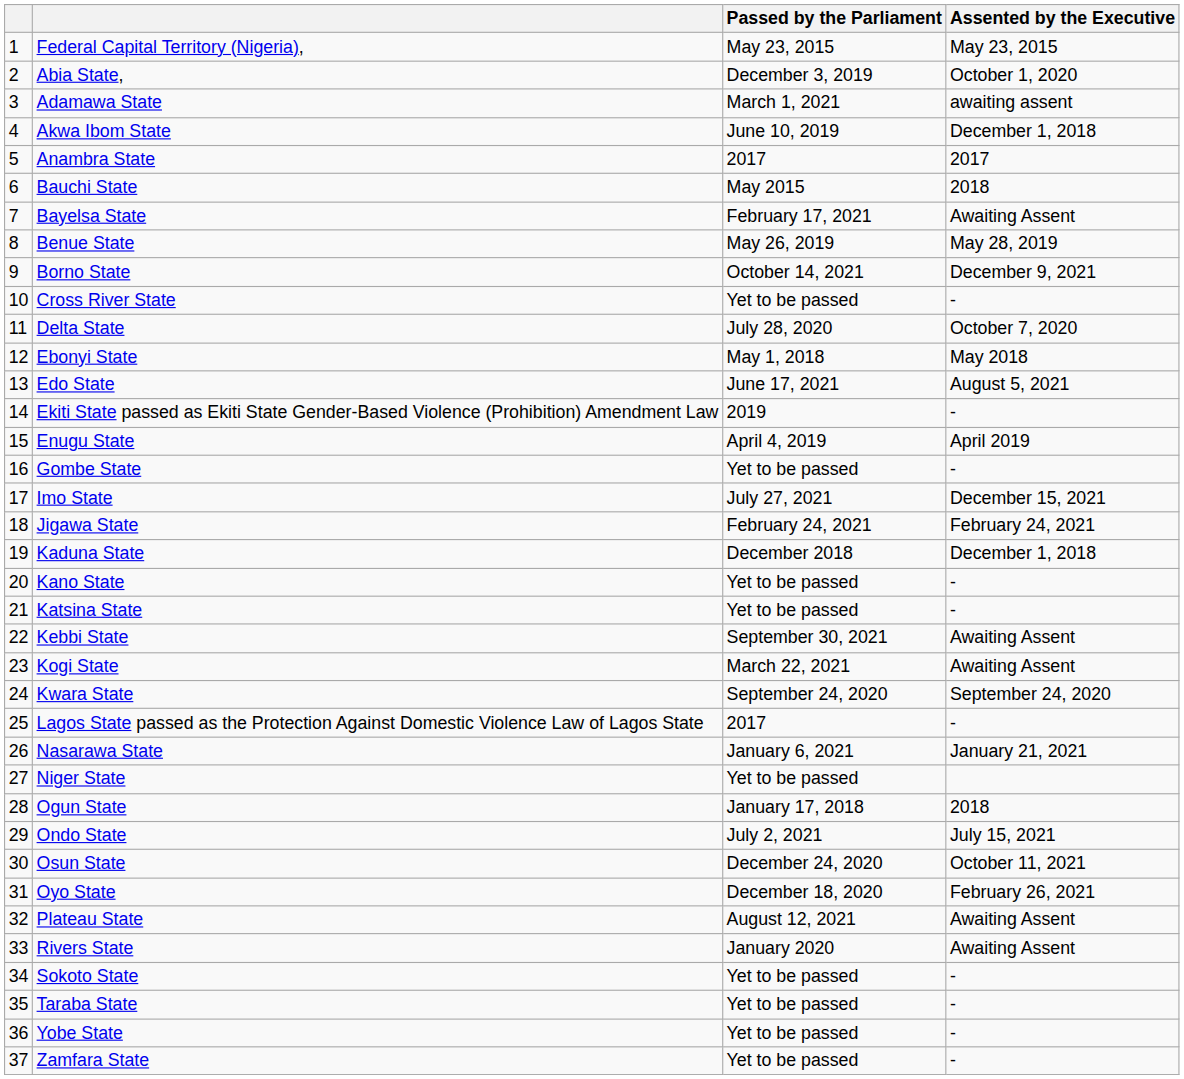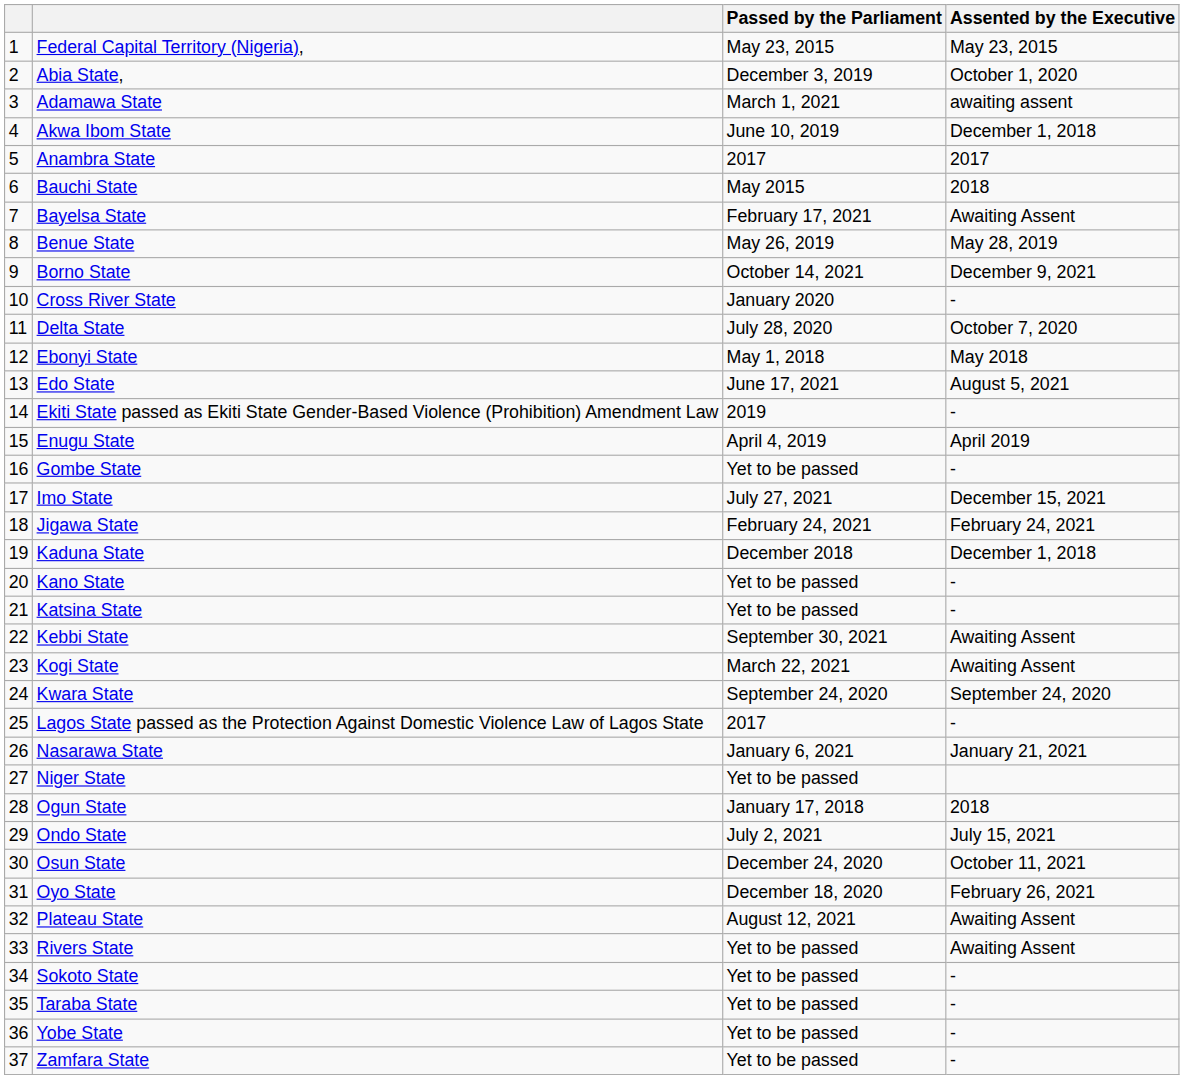(792, 300) Yet to be passed -> (780, 300) January 2020
(780, 948) January 2020 -> (792, 948) Yet to be passed
